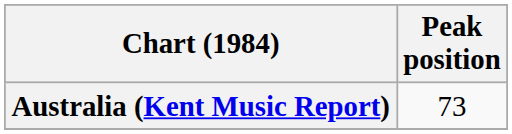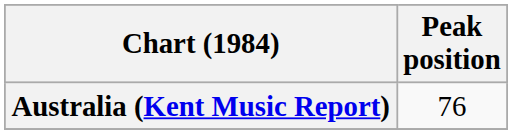(452, 105) 73 -> (452, 105) 76
